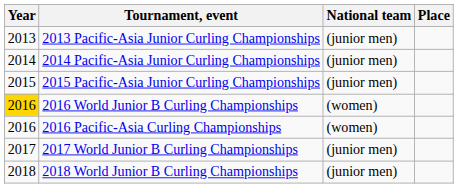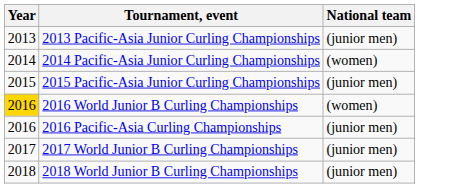- column: (434, 15)
(362, 60) (junior men) -> (352, 60) (women)
(352, 127) (women) -> (362, 127) (junior men)
